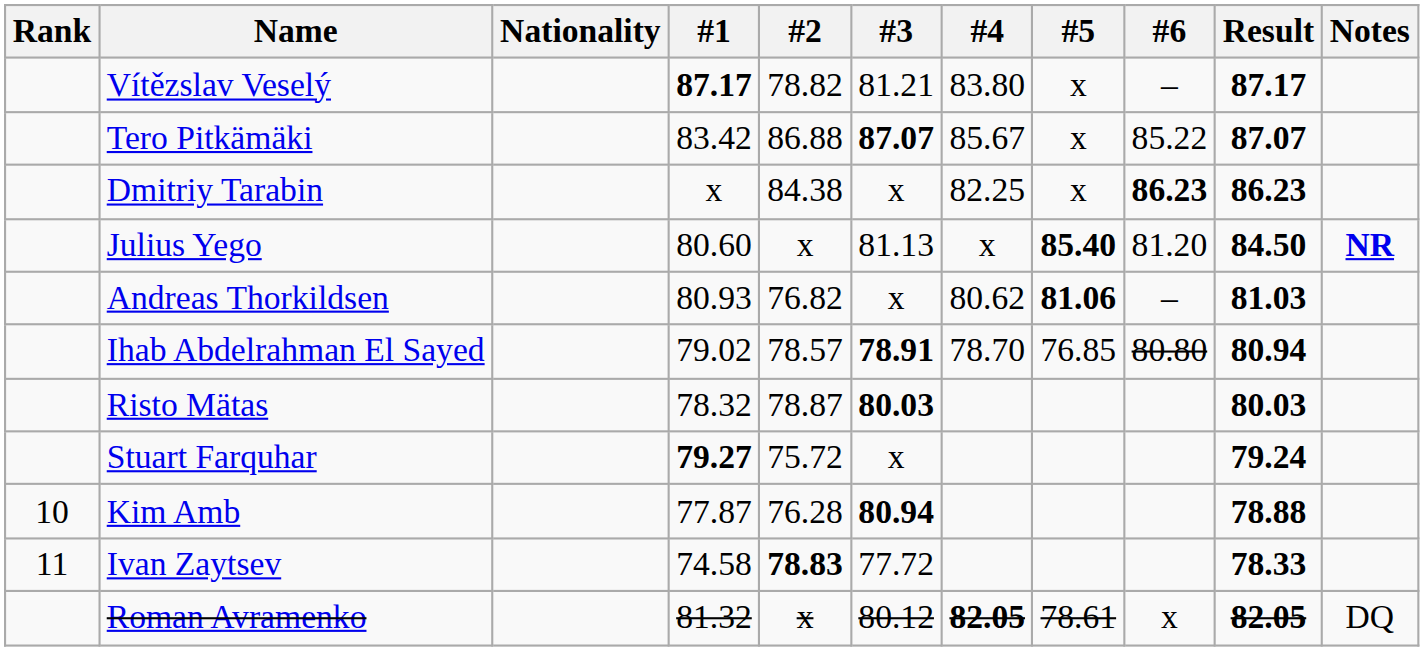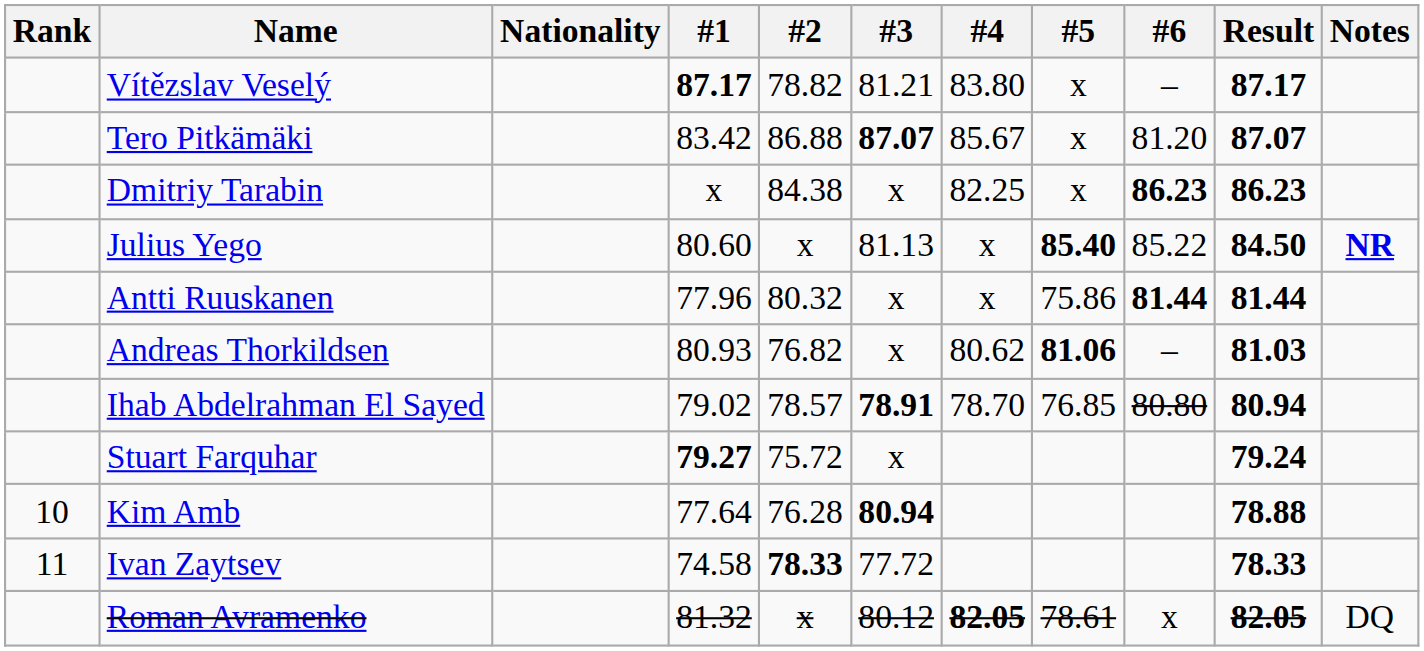(1169, 137) 85.22 -> (1169, 137) 81.20
(1169, 244) 81.20 -> (1169, 244) 85.22
+ row: (220, 297)
- row: (187, 404)
(714, 510) 77.87 -> (714, 510) 77.64
(805, 564) 78.83 -> (805, 564) 78.33
